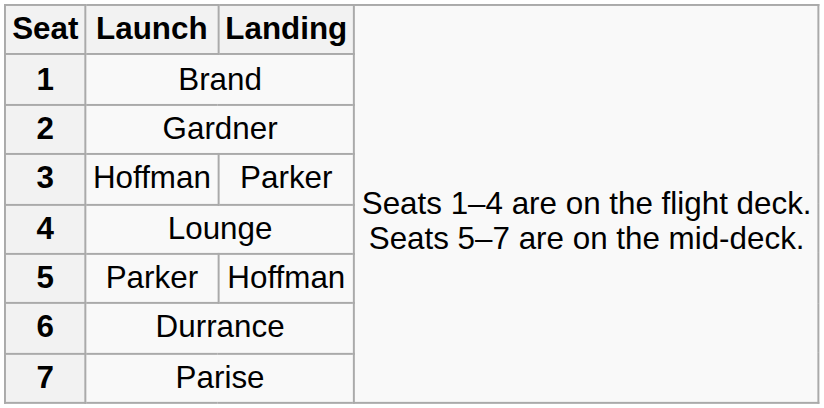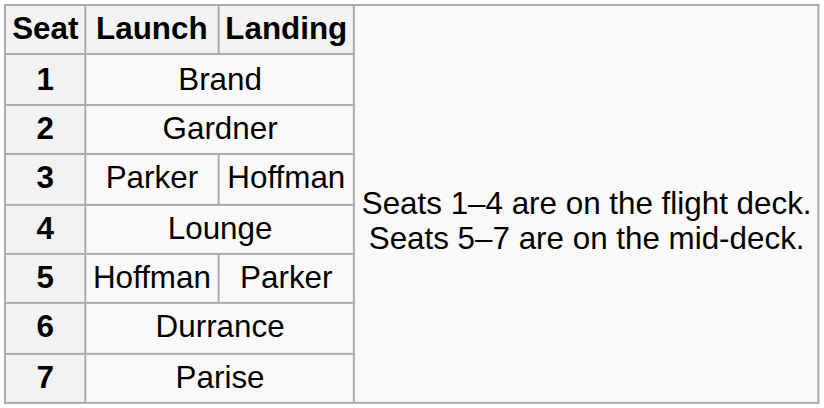(152, 178) Hoffman -> (152, 178) Parker
(286, 178) Parker -> (286, 178) Hoffman
(152, 278) Parker -> (152, 278) Hoffman
(286, 278) Hoffman -> (286, 278) Parker
